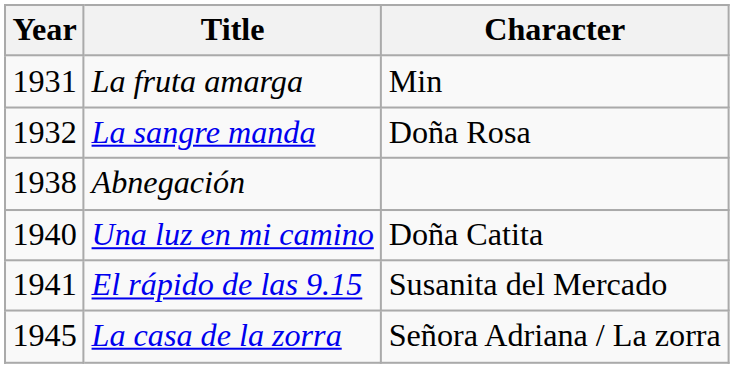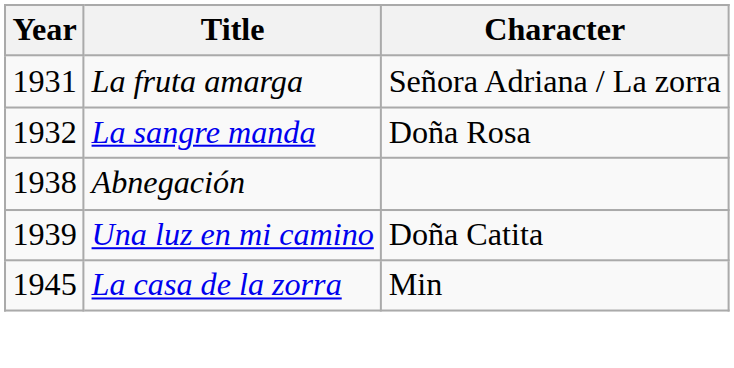(415, 81) Min -> (555, 81) Señora Adriana / La zorra
(45, 234) 1940 -> (45, 234) 1939
- row: (227, 285)
(555, 336) Señora Adriana / La zorra -> (415, 285) Min
